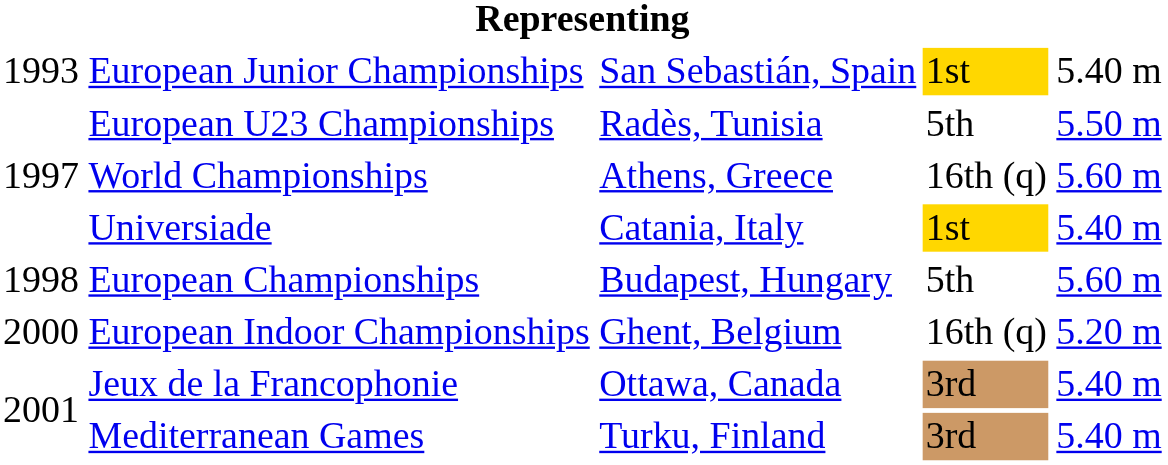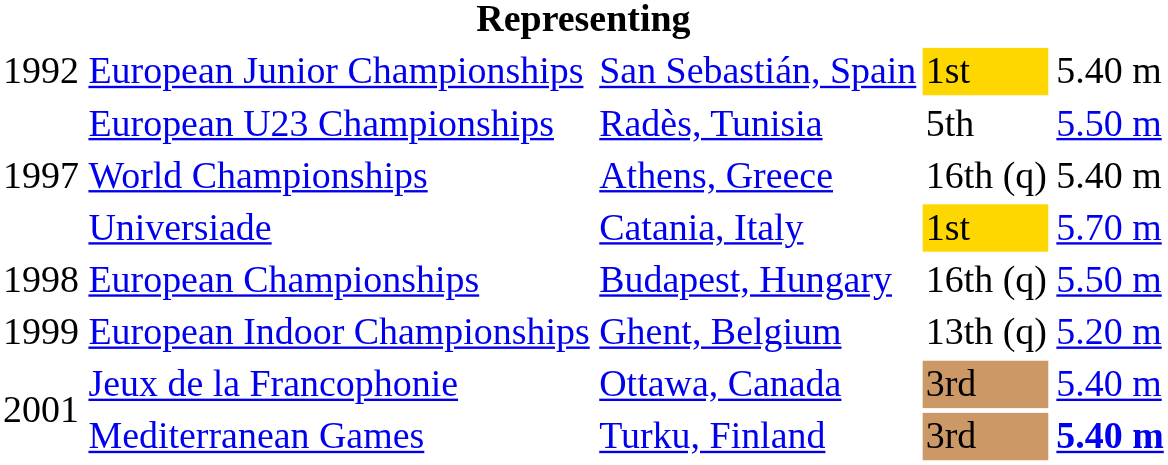(41, 70) 1993 -> (41, 70) 1992
(1109, 175) 5.60 m -> (1109, 175) 5.40 m
(1109, 227) 5.40 m -> (1109, 227) 5.70 m
(950, 279) 5th -> (986, 279) 16th (q)
(1109, 279) 5.60 m -> (1109, 279) 5.50 m
(41, 331) 2000 -> (41, 331) 1999
(986, 331) 16th (q) -> (986, 331) 13th (q)
(1109, 435) normal -> (1110, 435) bold
